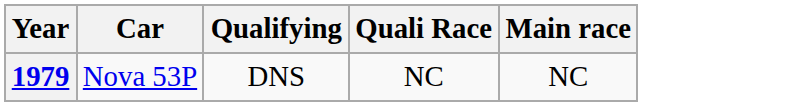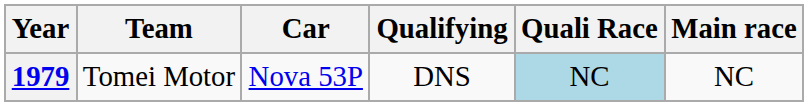+ column: (159, 28)
(424, 76) no background -> (589, 76) lightblue background
